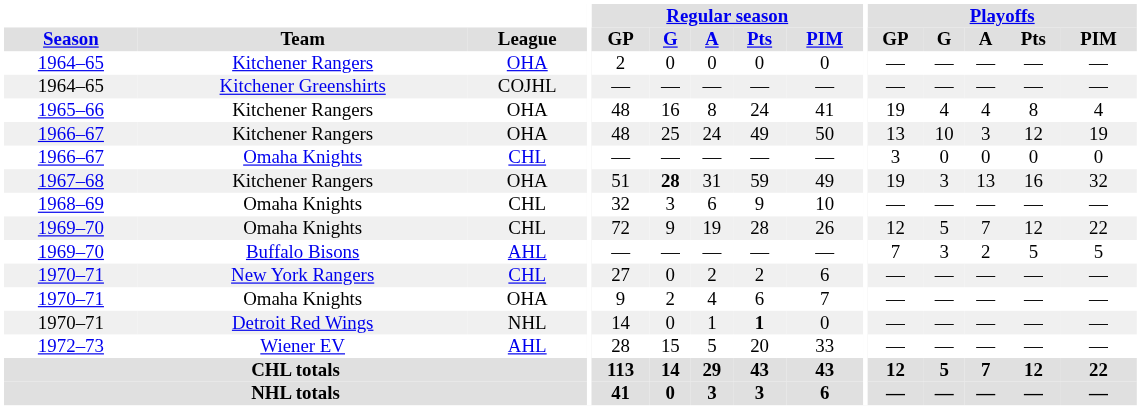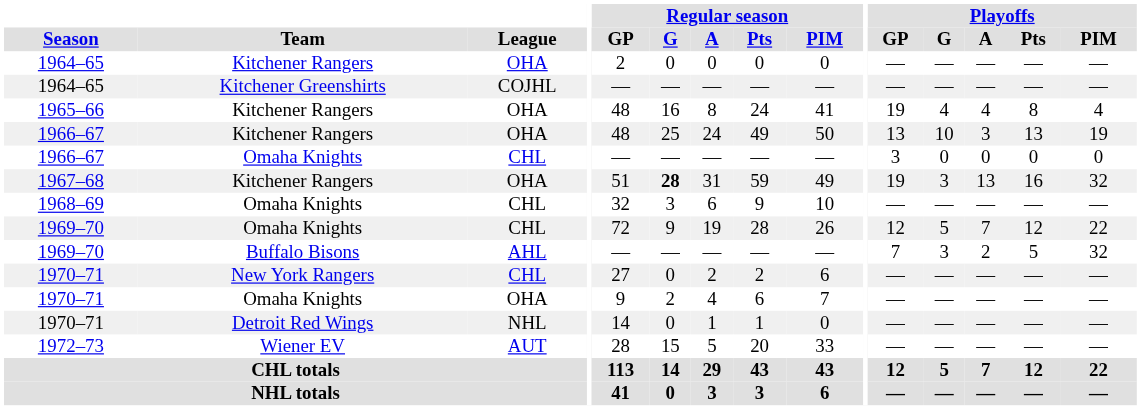(1033, 133) 12 -> (1033, 133) 13
(1099, 251) 5 -> (1099, 251) 32
(760, 322) bold -> (760, 322) normal
(527, 346) AHL -> (527, 346) AUT
